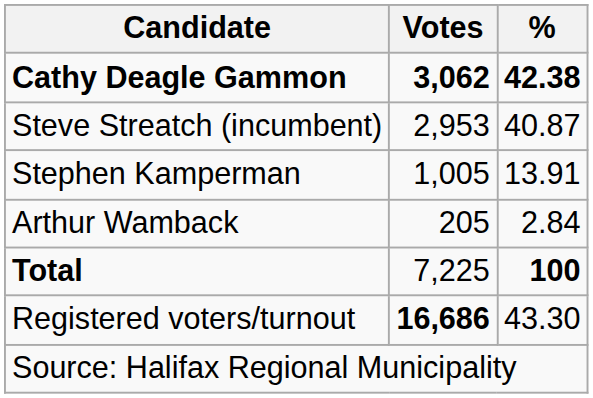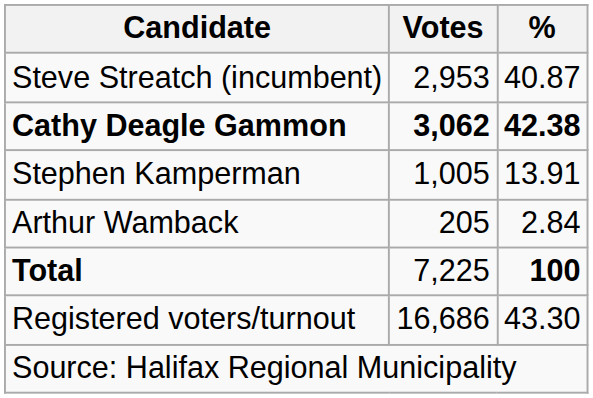rows swapped: (179, 77) <-> (197, 125)
(443, 319) bold -> (443, 319) normal
